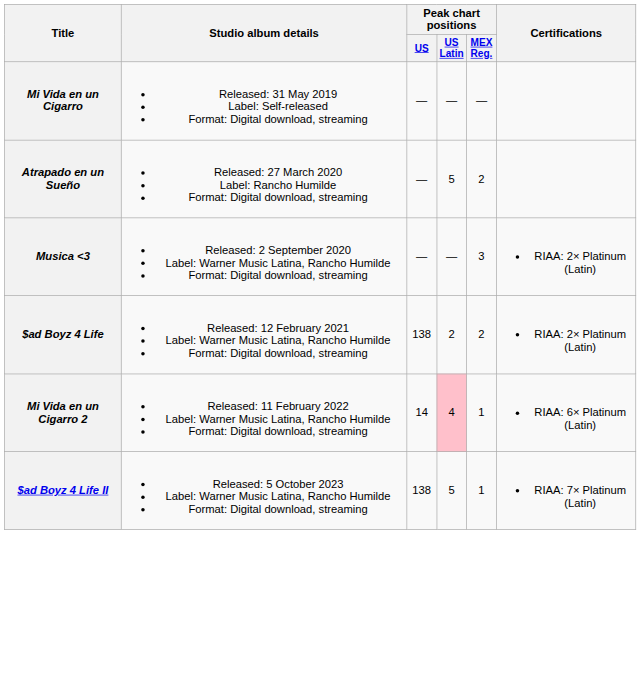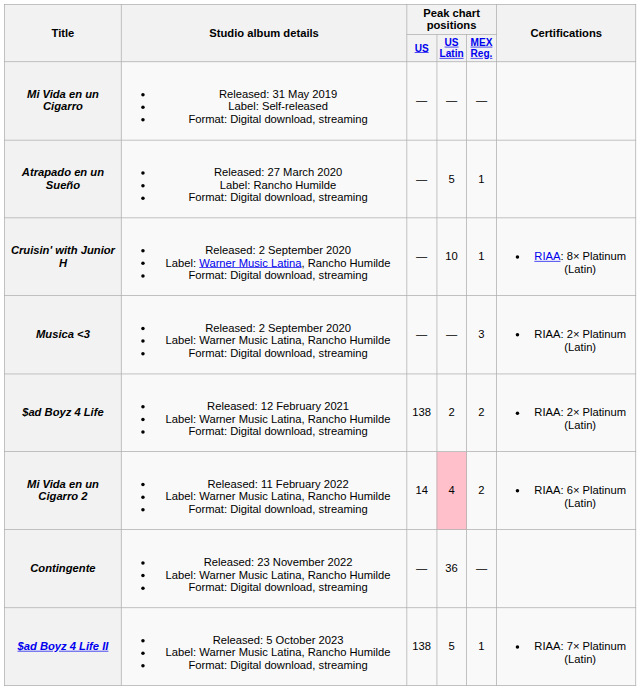(481, 178) 2 -> (481, 178) 1
+ row: (63, 256)
(481, 412) 1 -> (481, 490) 2
+ row: (63, 568)
